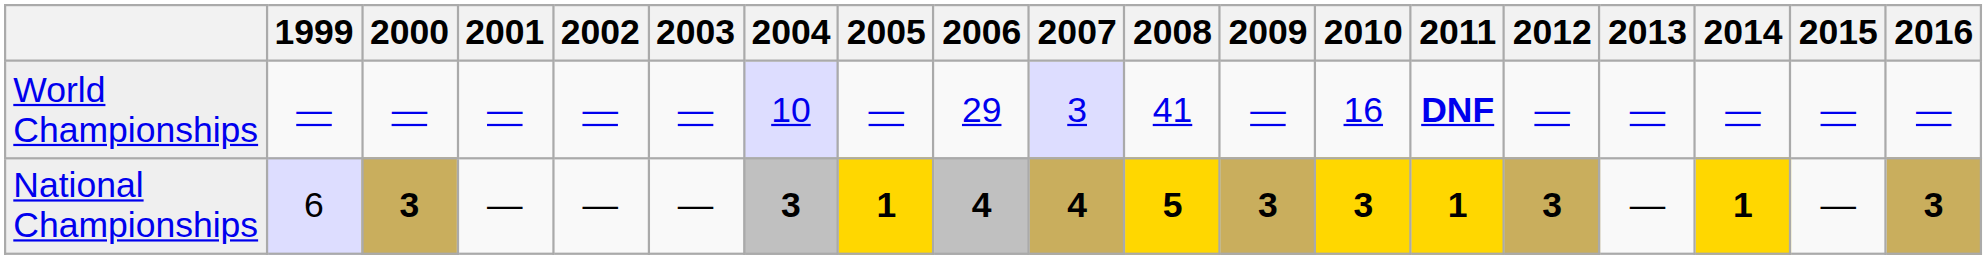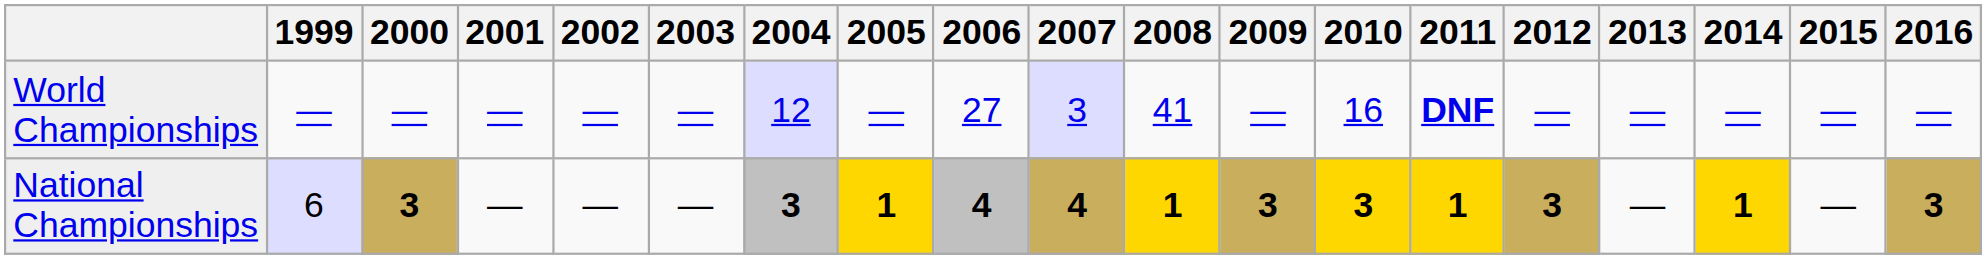(791, 108) 10 -> (791, 108) 12
(982, 108) 29 -> (982, 108) 27
(1173, 205) 5 -> (1173, 205) 1
